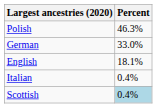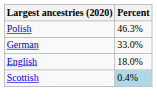(130, 62) 18.1% -> (130, 62) 18.0%
- row: (19, 78)
